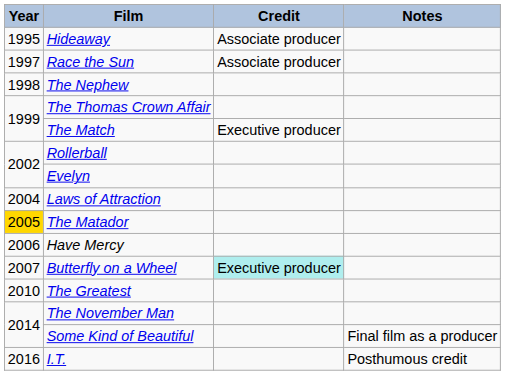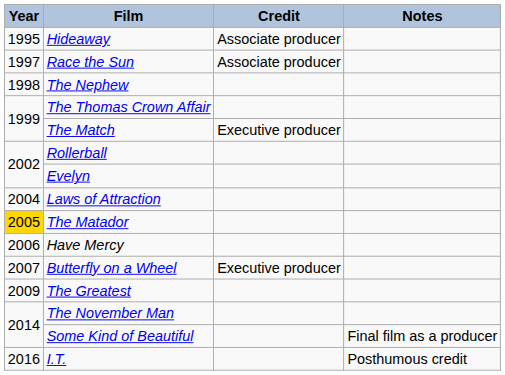(279, 268) paleturquoise background -> (279, 268) no background
(24, 290) 2010 -> (24, 290) 2009
